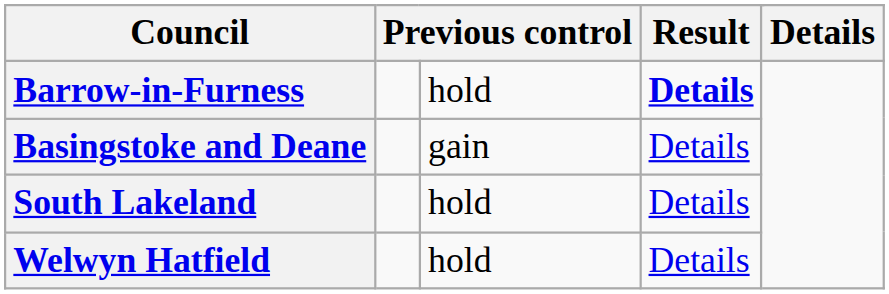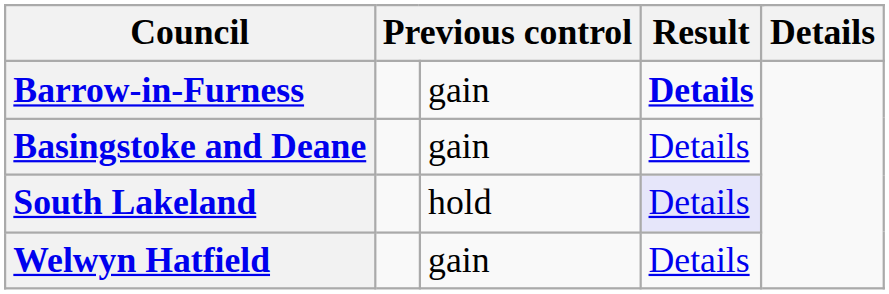(460, 89) hold -> (459, 89) gain
(699, 202) no background -> (699, 202) lavender background
(460, 259) hold -> (459, 259) gain
